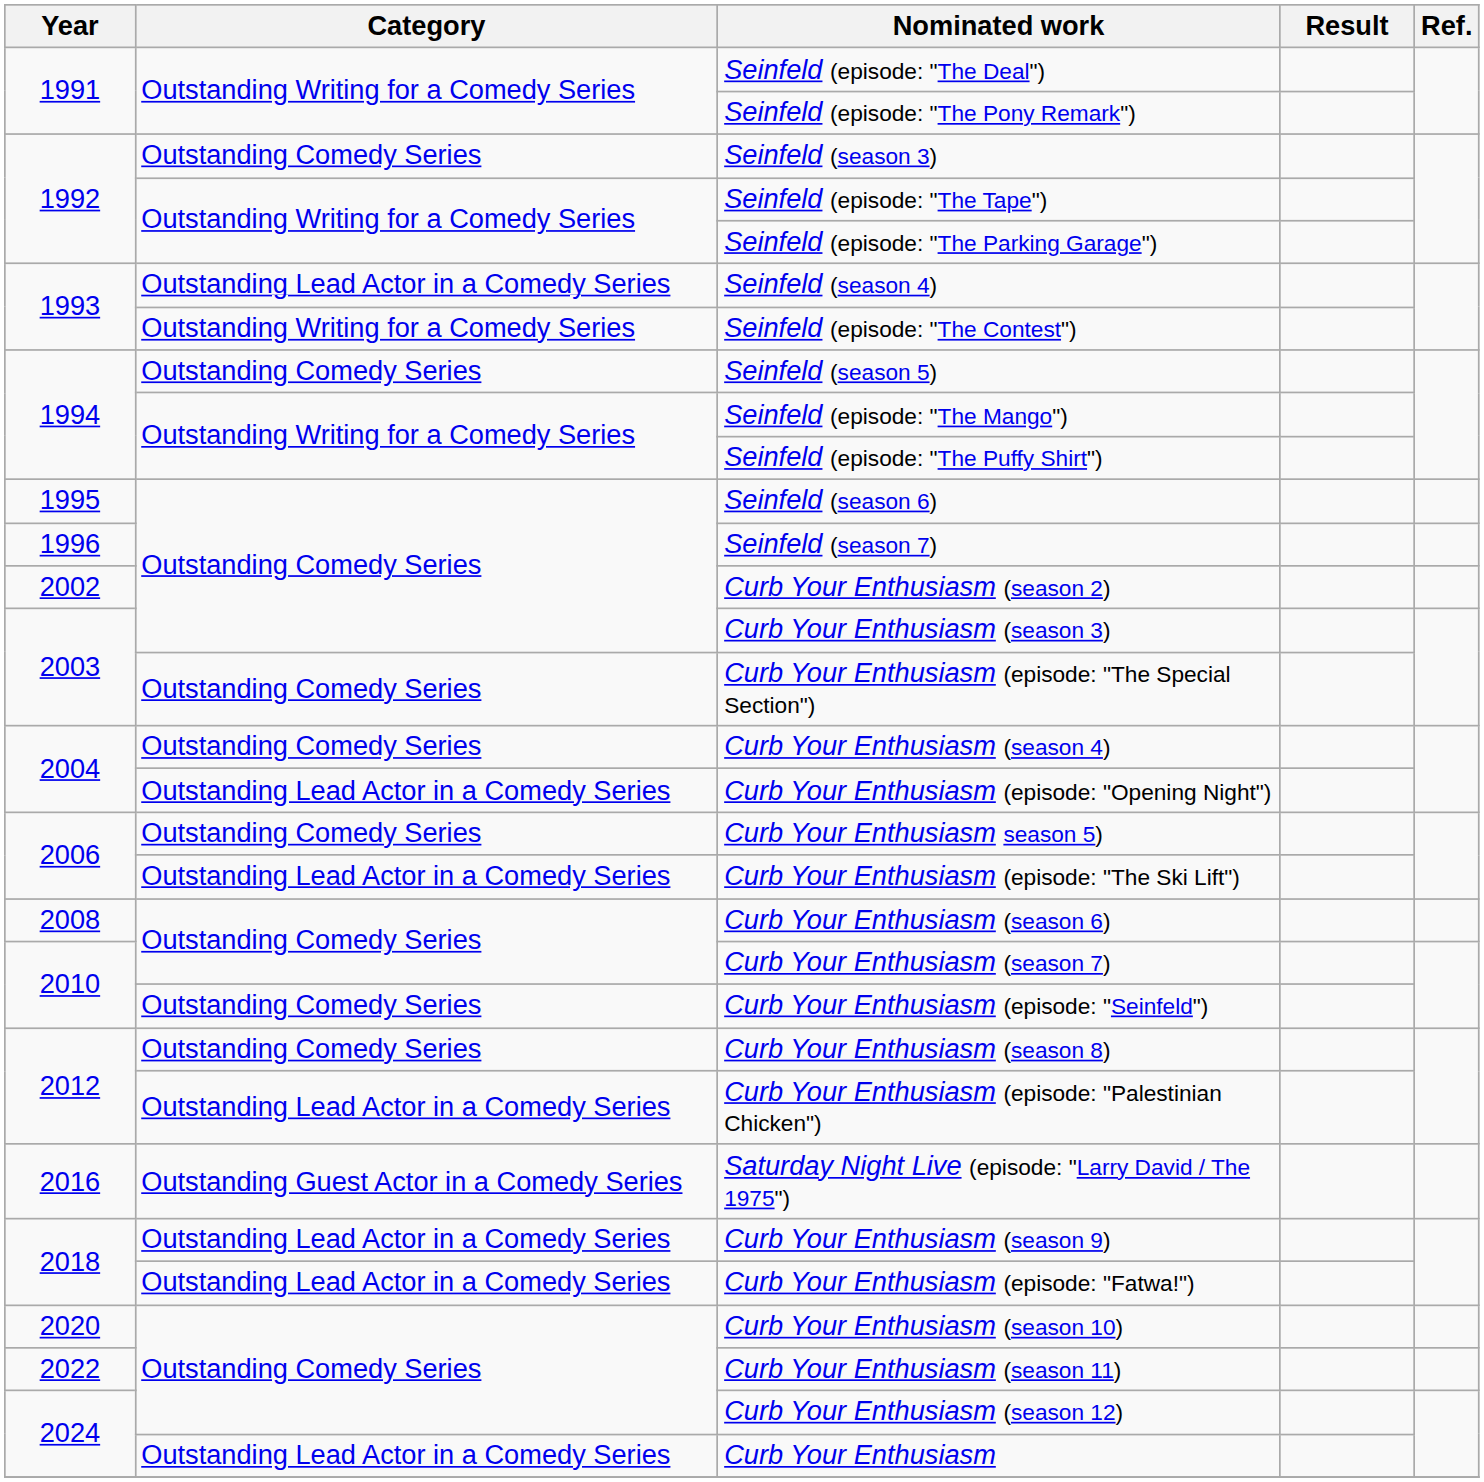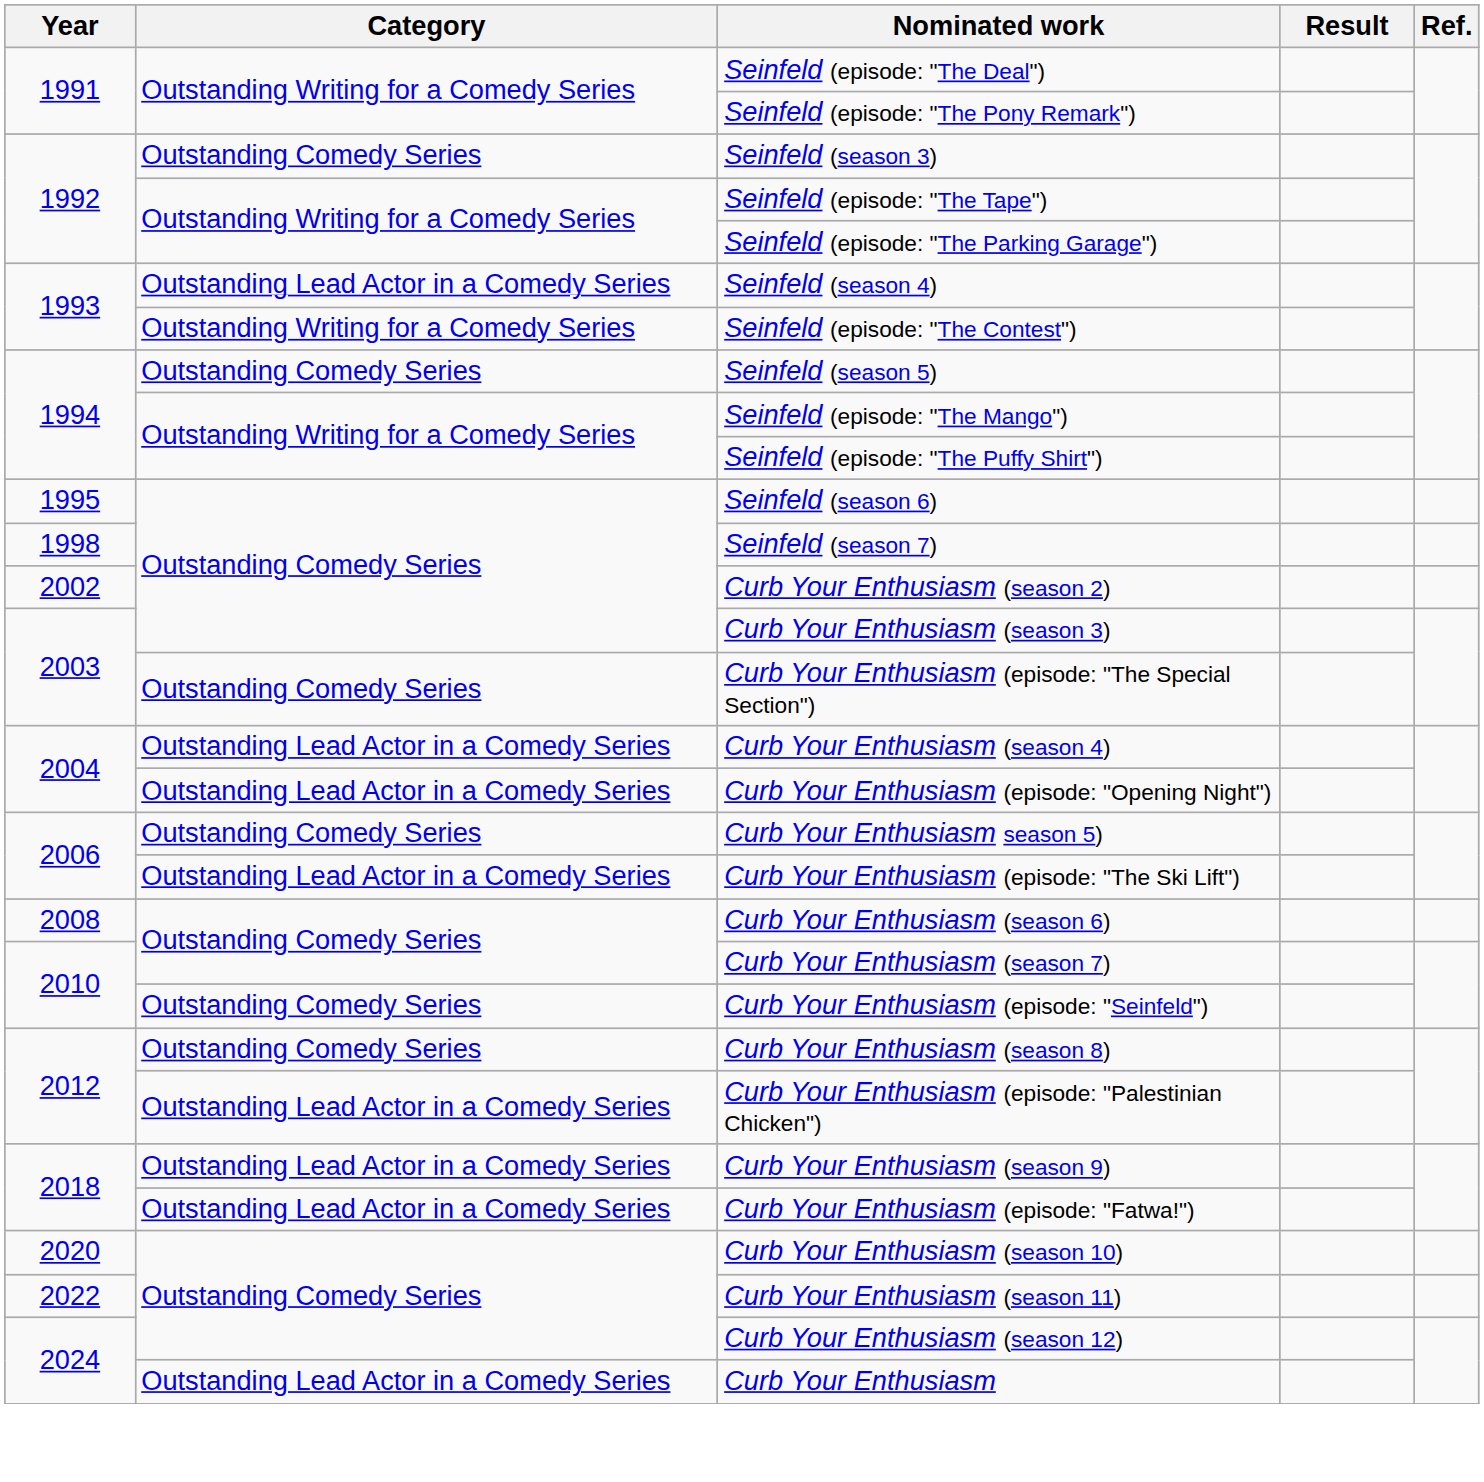(70, 543) 1996 -> (70, 543) 1998
(311, 746) Outstanding Comedy Series -> (406, 746) Outstanding Lead Actor in a Comedy Series
- row: (987, 1181)
